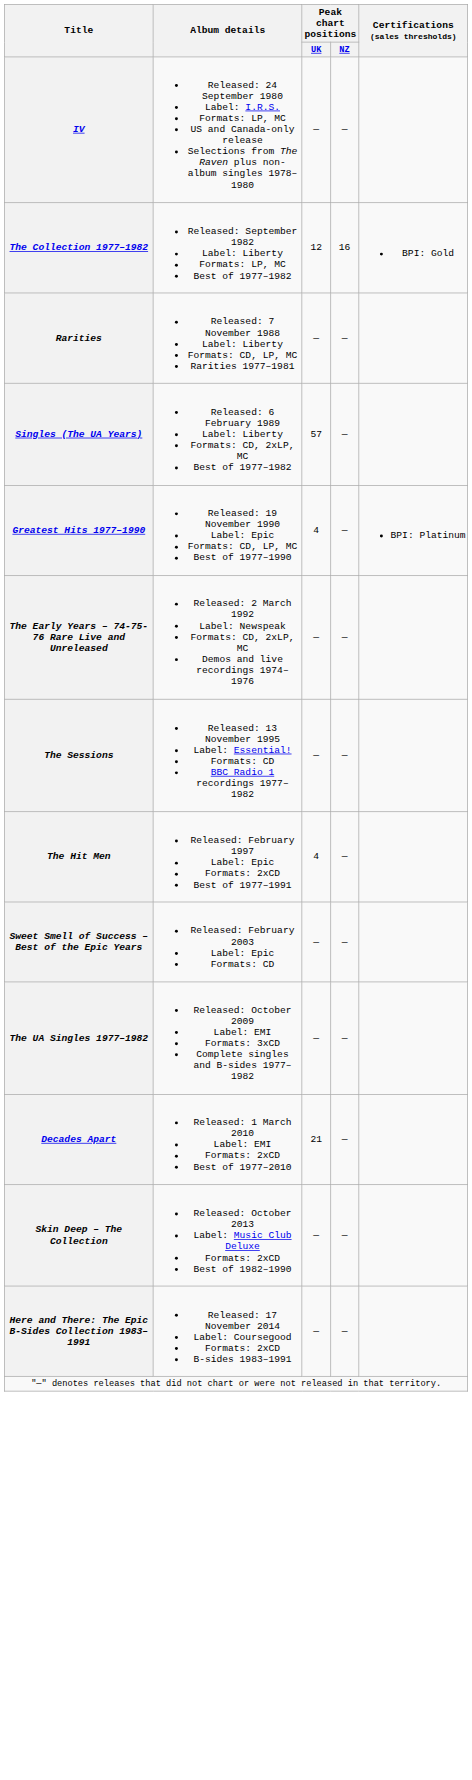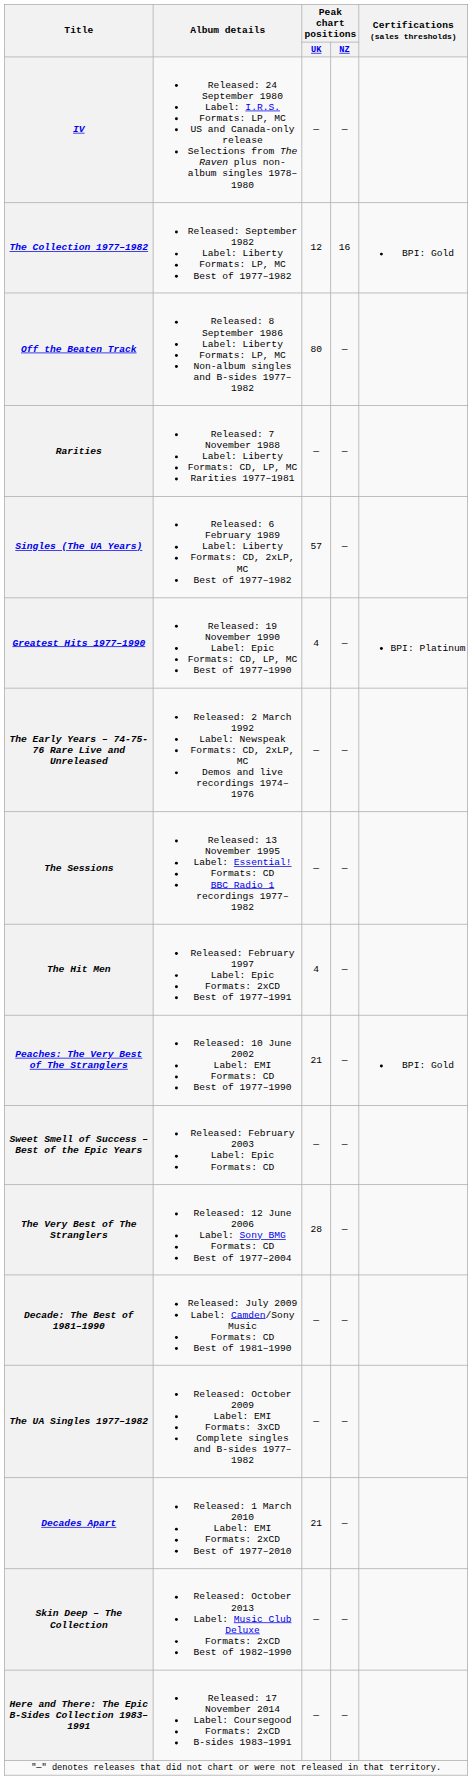+ row: (79, 349)
+ row: (79, 1060)
+ row: (79, 1230)
+ row: (79, 1320)
